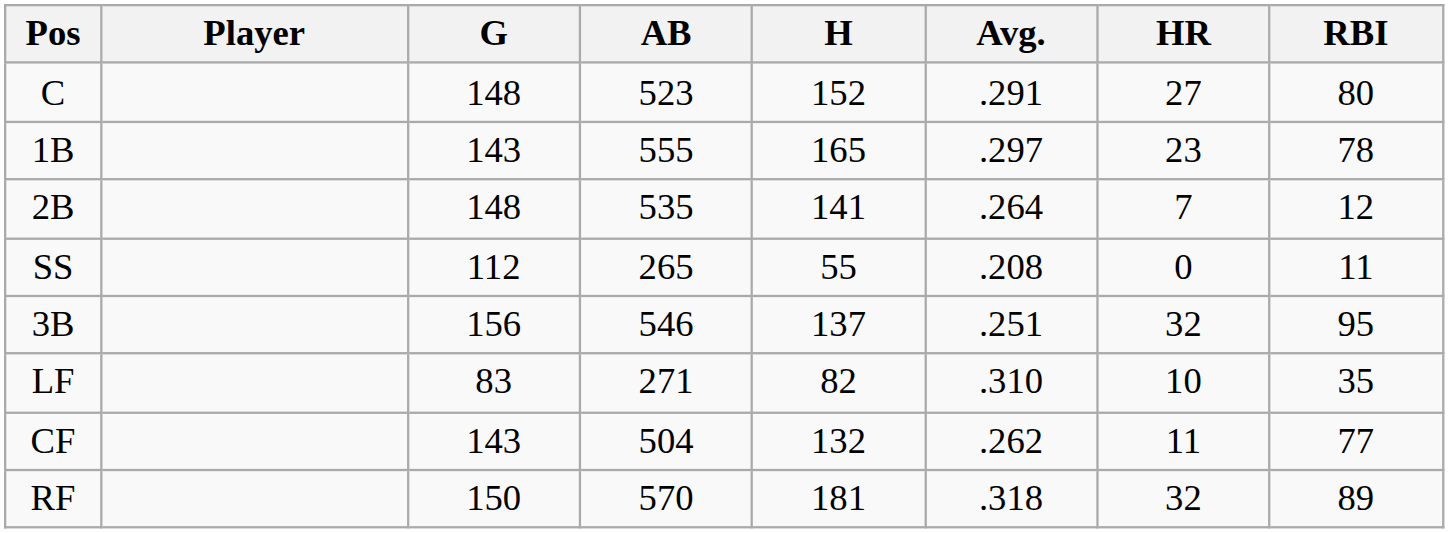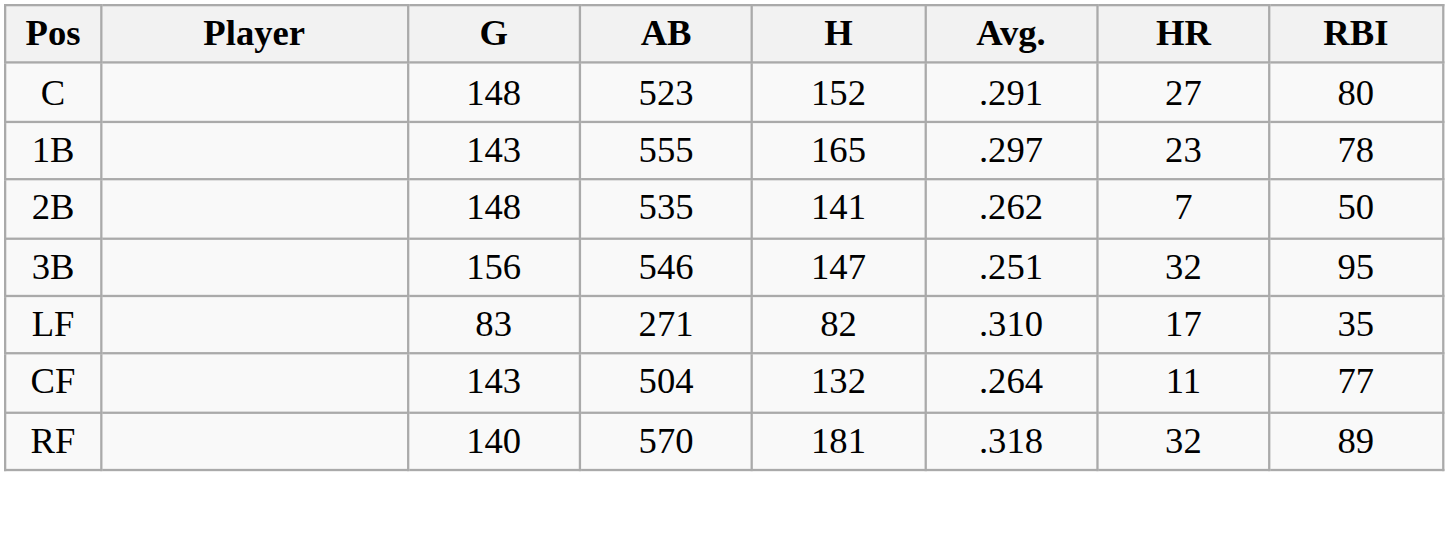(1011, 207) .264 -> (1011, 207) .262
(1356, 207) 12 -> (1356, 207) 50
- row: (53, 265)
(839, 324) 137 -> (839, 265) 147
(1183, 382) 10 -> (1183, 324) 17
(1011, 440) .262 -> (1011, 382) .264
(494, 498) 150 -> (494, 440) 140
